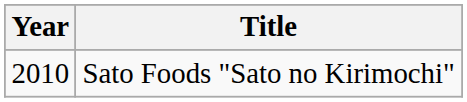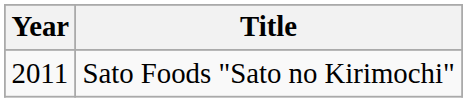(40, 73) 2010 -> (40, 73) 2011
